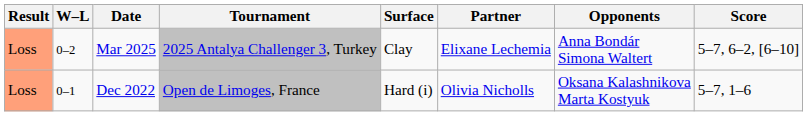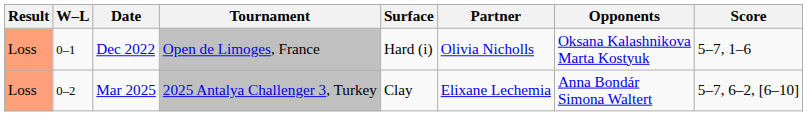rows swapped: (126, 90) <-> (126, 49)
